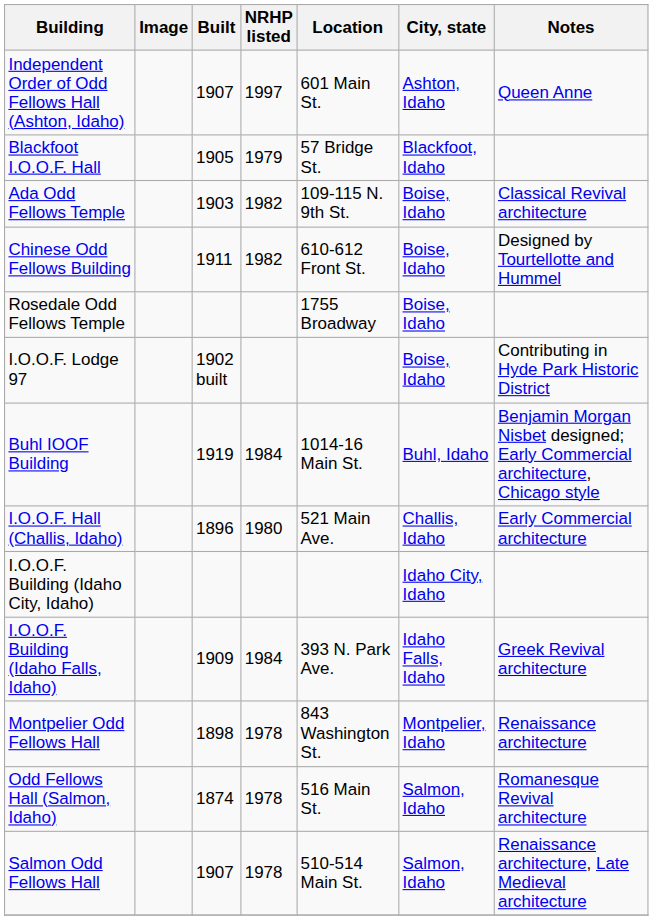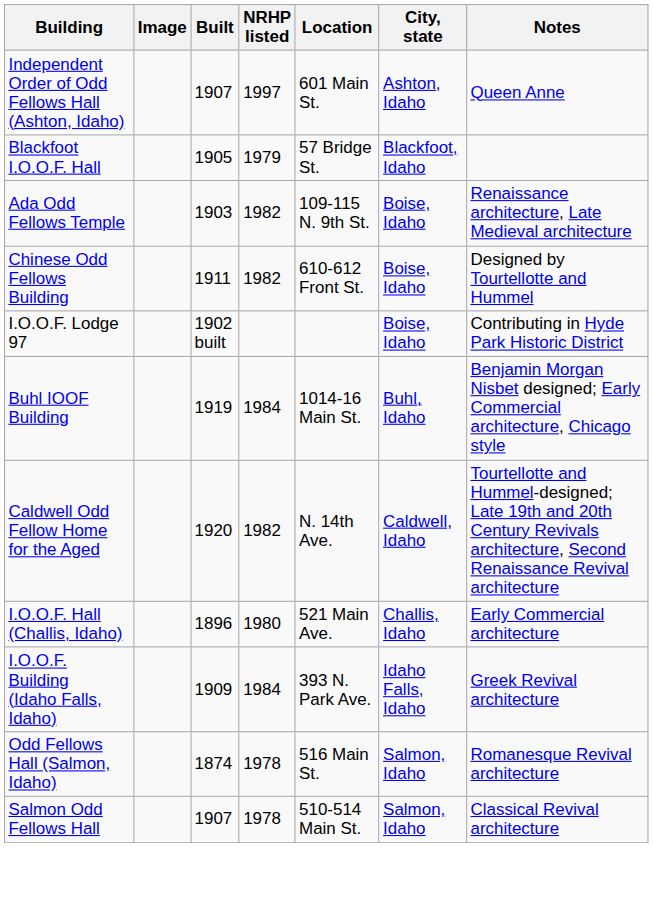(562, 203) Classical Revival architecture -> (551, 213) Renaissance architecture, Late Medieval architecture
- row: (67, 314)
+ row: (59, 530)
- row: (65, 584)
- row: (66, 733)
(563, 873) Renaissance architecture, Late Medieval architecture -> (535, 819) Classical Revival architecture
